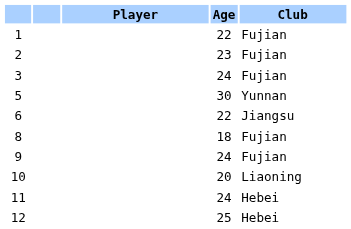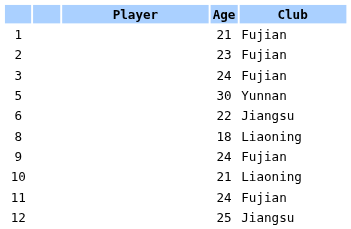(224, 35) 22 -> (224, 35) 21
(264, 136) Fujian -> (272, 136) Liaoning
(224, 177) 20 -> (224, 177) 21
(260, 197) Hebei -> (264, 197) Fujian
(260, 218) Hebei -> (268, 218) Jiangsu
